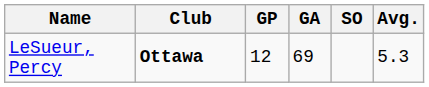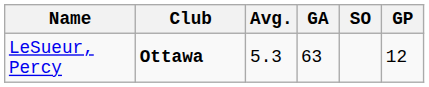columns swapped: (267, 19) <-> (399, 19)
(303, 58) 69 -> (312, 58) 63
